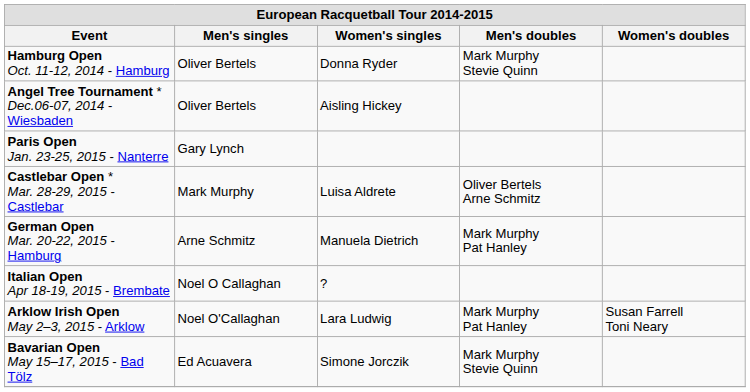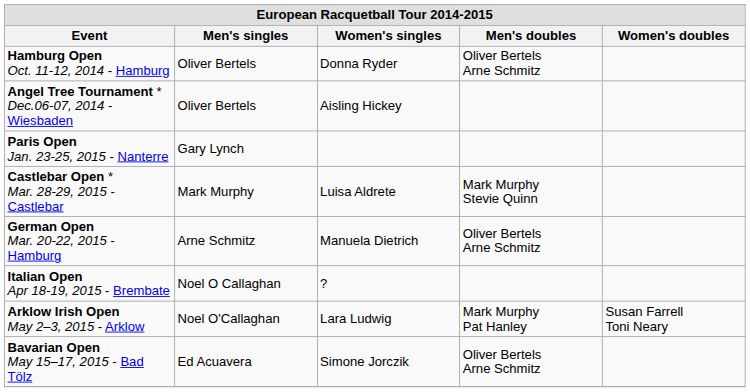(501, 64) Mark Murphy Stevie Quinn -> (502, 64) Oliver Bertels Arne Schmitz
(502, 192) Oliver Bertels Arne Schmitz -> (501, 192) Mark Murphy Stevie Quinn
(501, 241) Mark Murphy Pat Hanley -> (502, 241) Oliver Bertels Arne Schmitz
(501, 362) Mark Murphy Stevie Quinn -> (502, 362) Oliver Bertels Arne Schmitz
